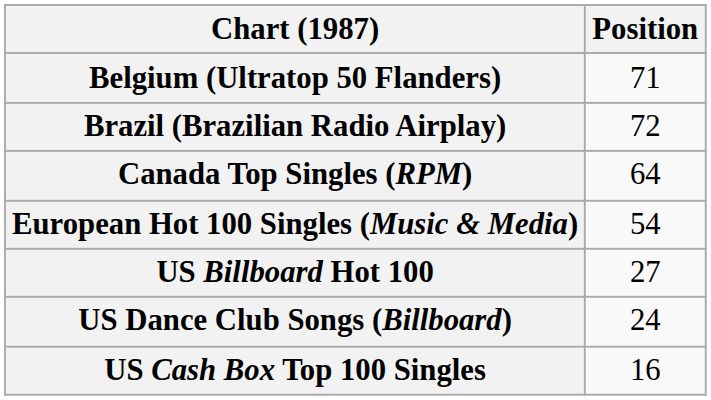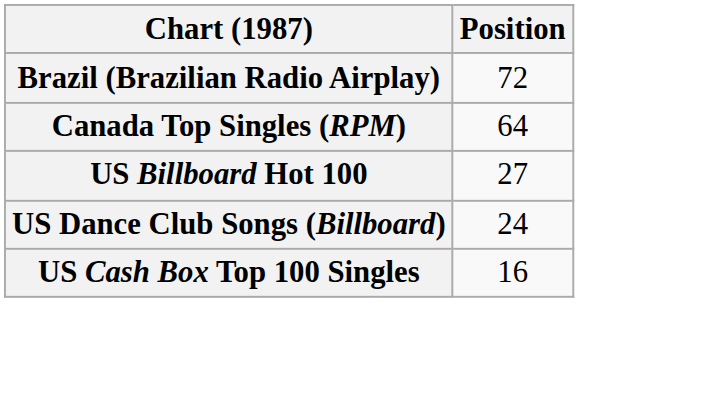- row: (295, 77)
- row: (295, 223)
